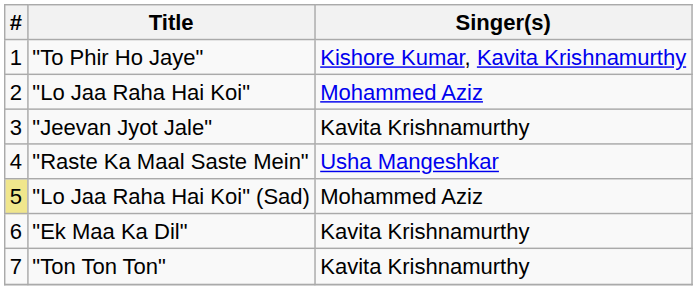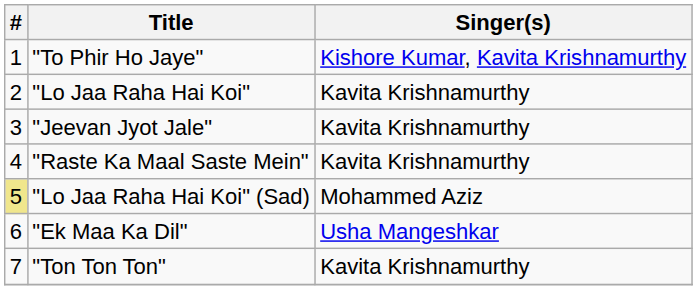(402, 92) Mohammed Aziz -> (425, 92) Kavita Krishnamurthy
(410, 162) Usha Mangeshkar -> (425, 162) Kavita Krishnamurthy
(425, 232) Kavita Krishnamurthy -> (410, 232) Usha Mangeshkar
